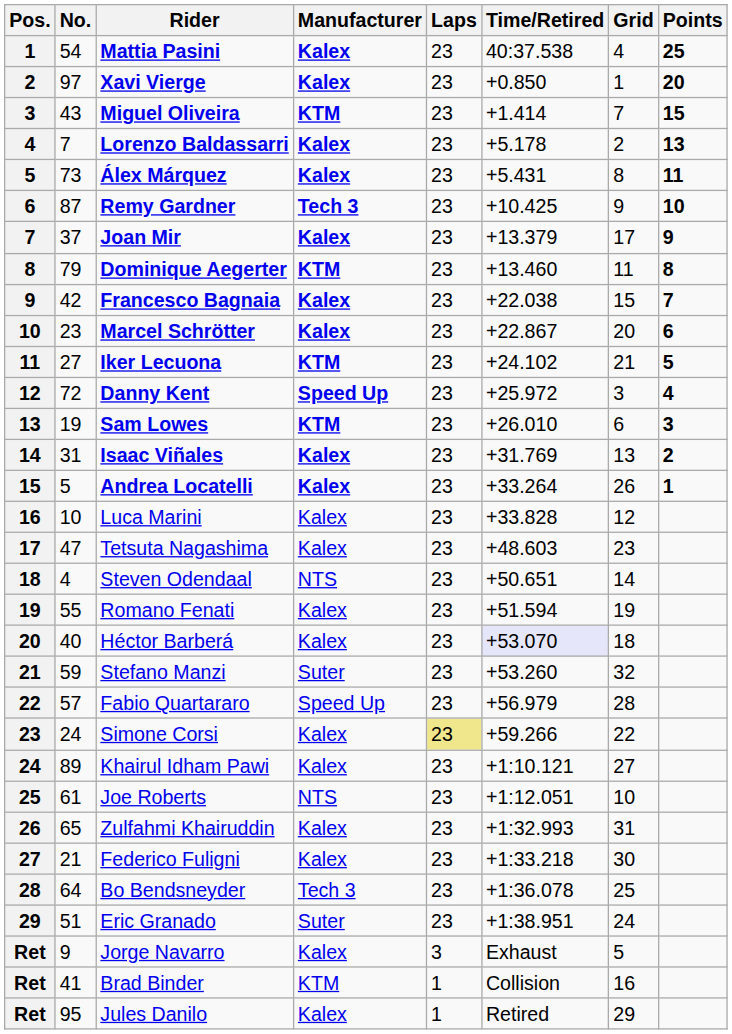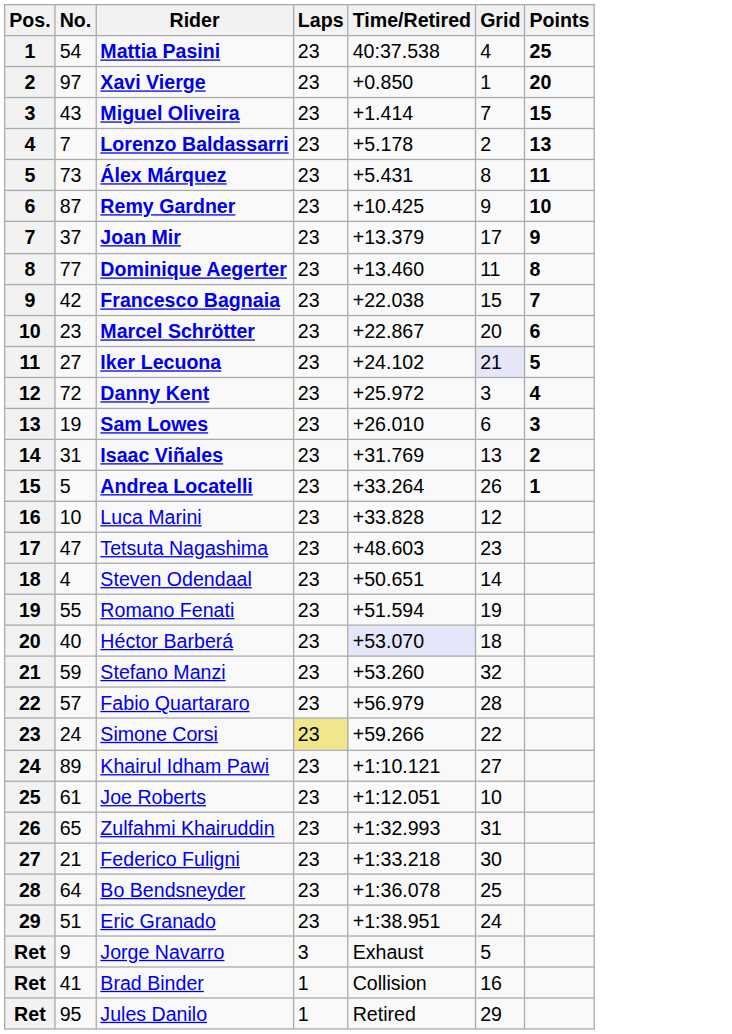- column: (360, 20)
(71, 269) 79 -> (71, 269) 77
(624, 362) no background -> (491, 362) lavender background
